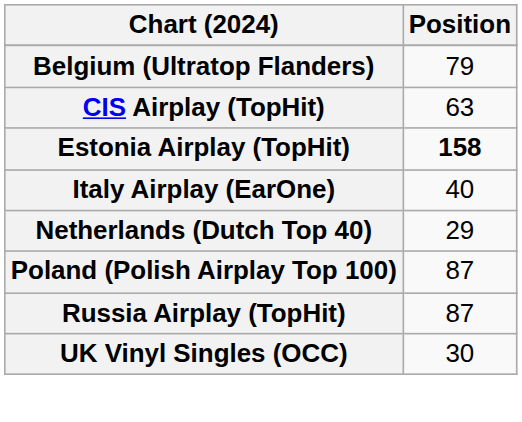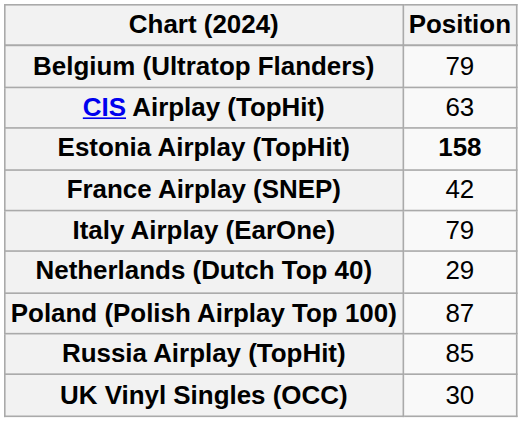+ row: (204, 189)
(460, 189) 40 -> (460, 230) 79
(460, 312) 87 -> (460, 353) 85
